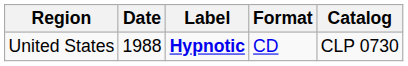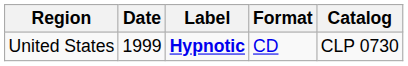(142, 46) 1988 -> (142, 46) 1999
